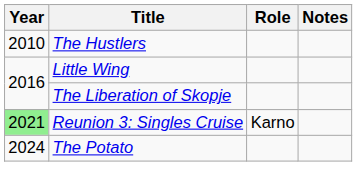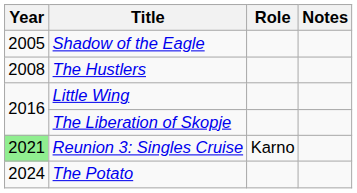+ row: (129, 43)
(27, 43) 2010 -> (27, 69) 2008
